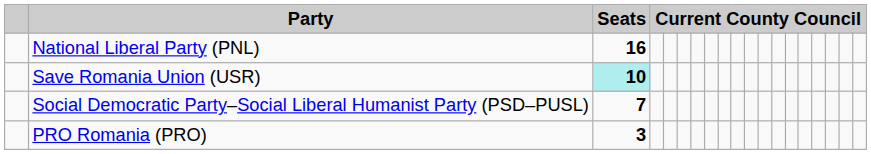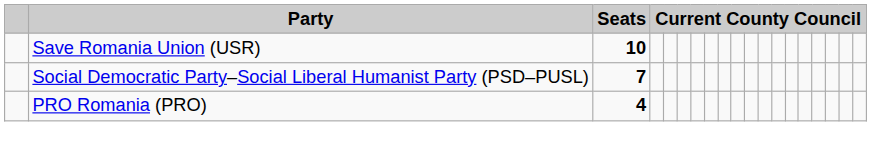- row: (146, 47)
(636, 76) paleturquoise background -> (636, 47) no background
(641, 134) 3 -> (641, 105) 4
